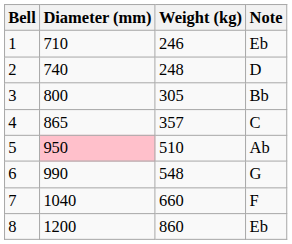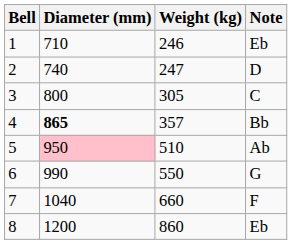(171, 69) 248 -> (171, 69) 247
(259, 95) Bb -> (255, 95) C
(56, 122) normal -> (56, 122) bold
(255, 122) C -> (259, 122) Bb
(171, 174) 548 -> (171, 174) 550
